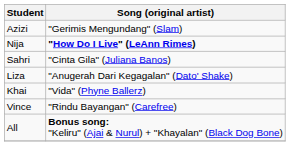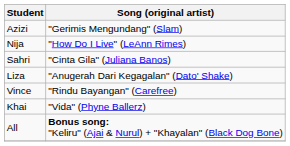(122, 44) bold -> (117, 44) normal
rows swapped: (17, 91) <-> (19, 107)
